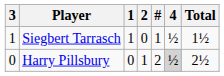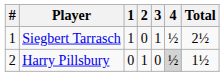columns swapped: (158, 15) <-> (12, 15)
(200, 37) 1½ -> (200, 37) 2½
(200, 60) 2½ -> (200, 60) 1½
